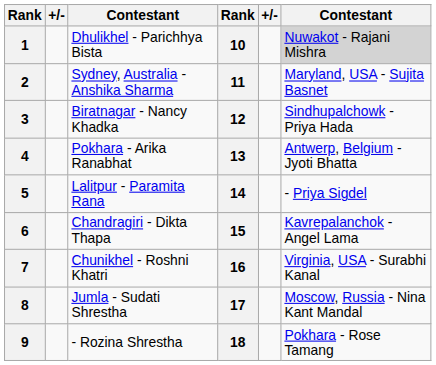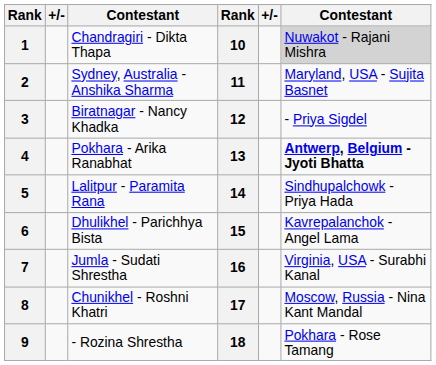(137, 45) Dhulikhel - Parichhya Bista -> (129, 45) Chandragiri - Dikta Thapa
(339, 119) Sindhupalchowk - Priya Hada -> (326, 119) - Priya Sigdel
(343, 156) normal -> (348, 156) bold
(326, 193) - Priya Sigdel -> (339, 193) Sindhupalchowk - Priya Hada
(129, 230) Chandragiri - Dikta Thapa -> (137, 230) Dhulikhel - Parichhya Bista
(130, 268) Chunikhel - Roshni Khatri -> (116, 268) Jumla - Sudati Shrestha
(116, 305) Jumla - Sudati Shrestha -> (130, 305) Chunikhel - Roshni Khatri
